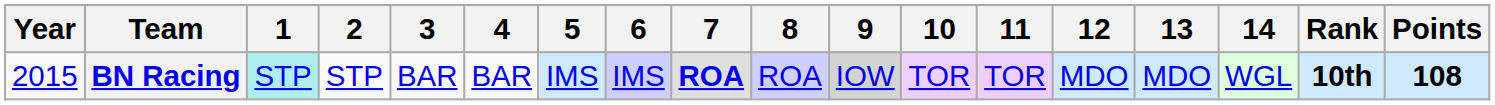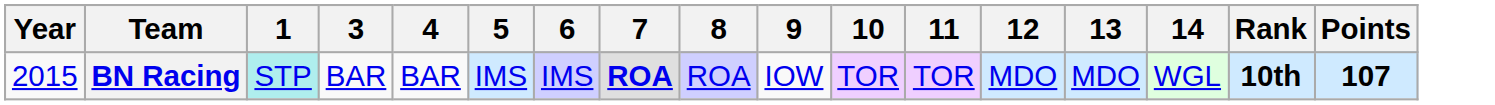- column: (354, 29)
(865, 75) lightgrey background -> (794, 75) no background
(1437, 75) 108 -> (1366, 75) 107
